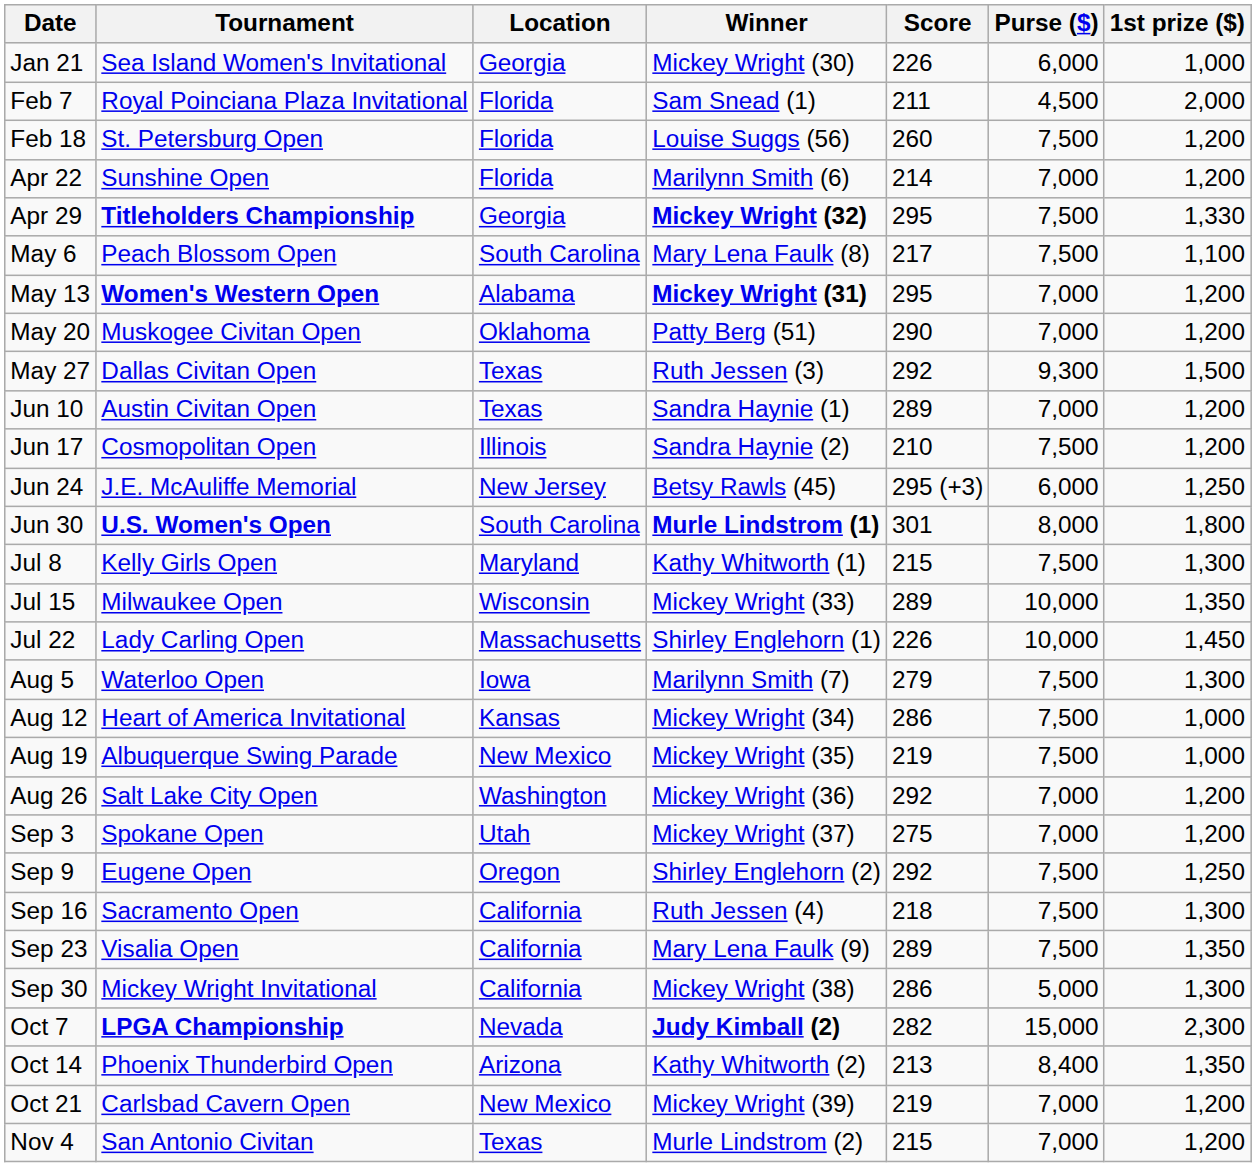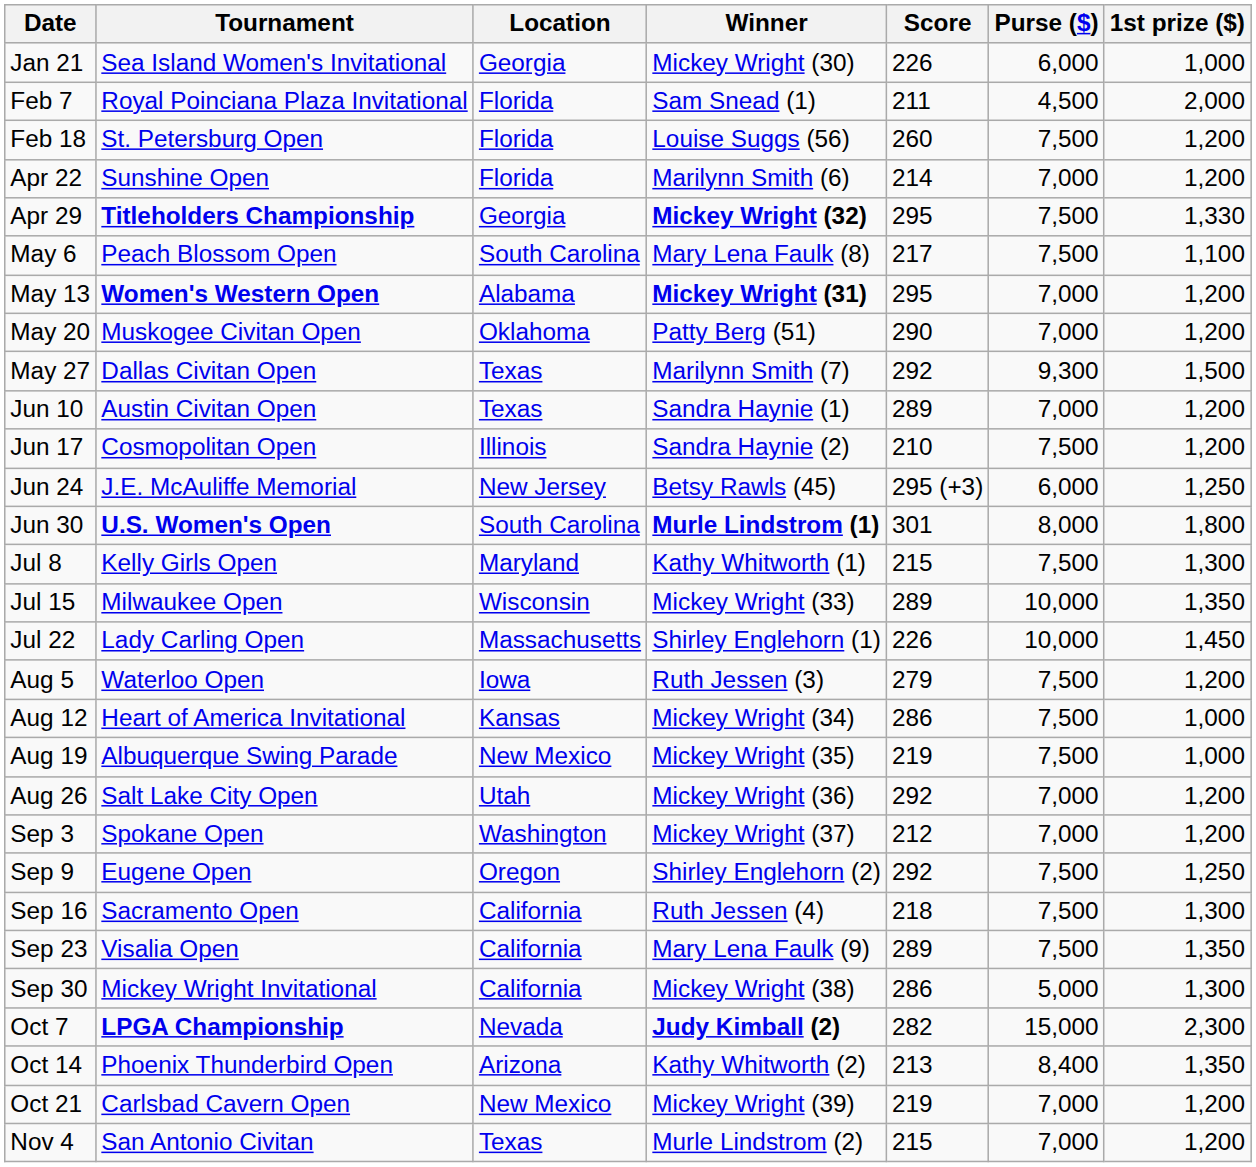(738, 370) Ruth Jessen (3) -> (751, 370) Marilynn Smith (7)
(751, 679) Marilynn Smith (7) -> (738, 679) Ruth Jessen (3)
(1215, 679) 1,300 -> (1215, 679) 1,200
(543, 795) Washington -> (505, 795) Utah
(505, 833) Utah -> (543, 833) Washington
(912, 833) 275 -> (912, 833) 212
